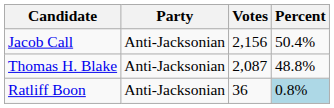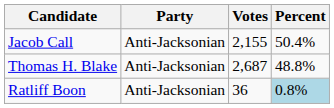(250, 41) 2,156 -> (250, 41) 2,155
(250, 66) 2,087 -> (250, 66) 2,687
